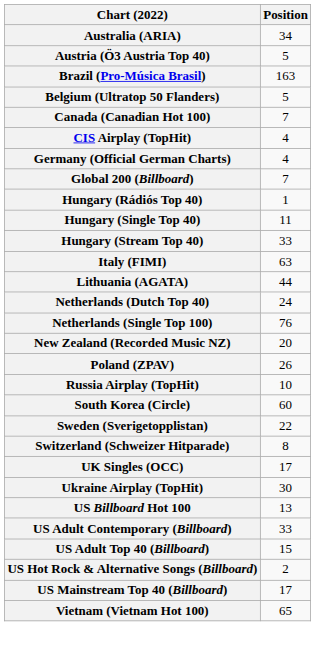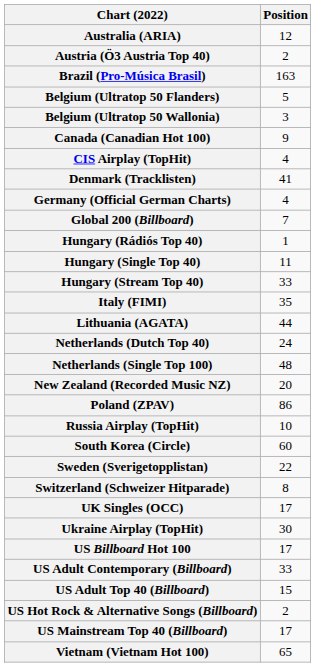(286, 35) 34 -> (286, 35) 12
(286, 55) 5 -> (286, 55) 2
+ row: (132, 117)
(286, 117) 7 -> (286, 138) 9
+ row: (132, 179)
(286, 261) 63 -> (286, 302) 35
(286, 323) 76 -> (286, 364) 48
(286, 364) 26 -> (286, 405) 86
(286, 508) 13 -> (286, 549) 17
